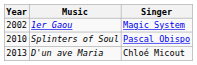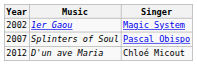(17, 39) 2010 -> (17, 39) 2007
(17, 53) 2013 -> (17, 53) 2012
